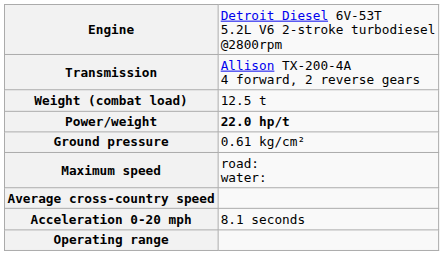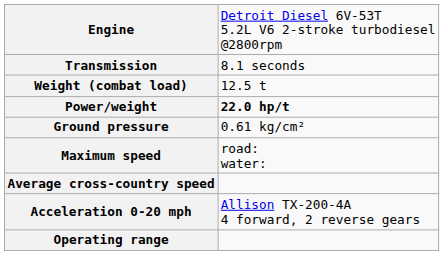(320, 72) Allison TX-200-4A 4 forward, 2 reverse gears -> (263, 65) 8.1 seconds
(263, 219) 8.1 seconds -> (320, 212) Allison TX-200-4A 4 forward, 2 reverse gears
